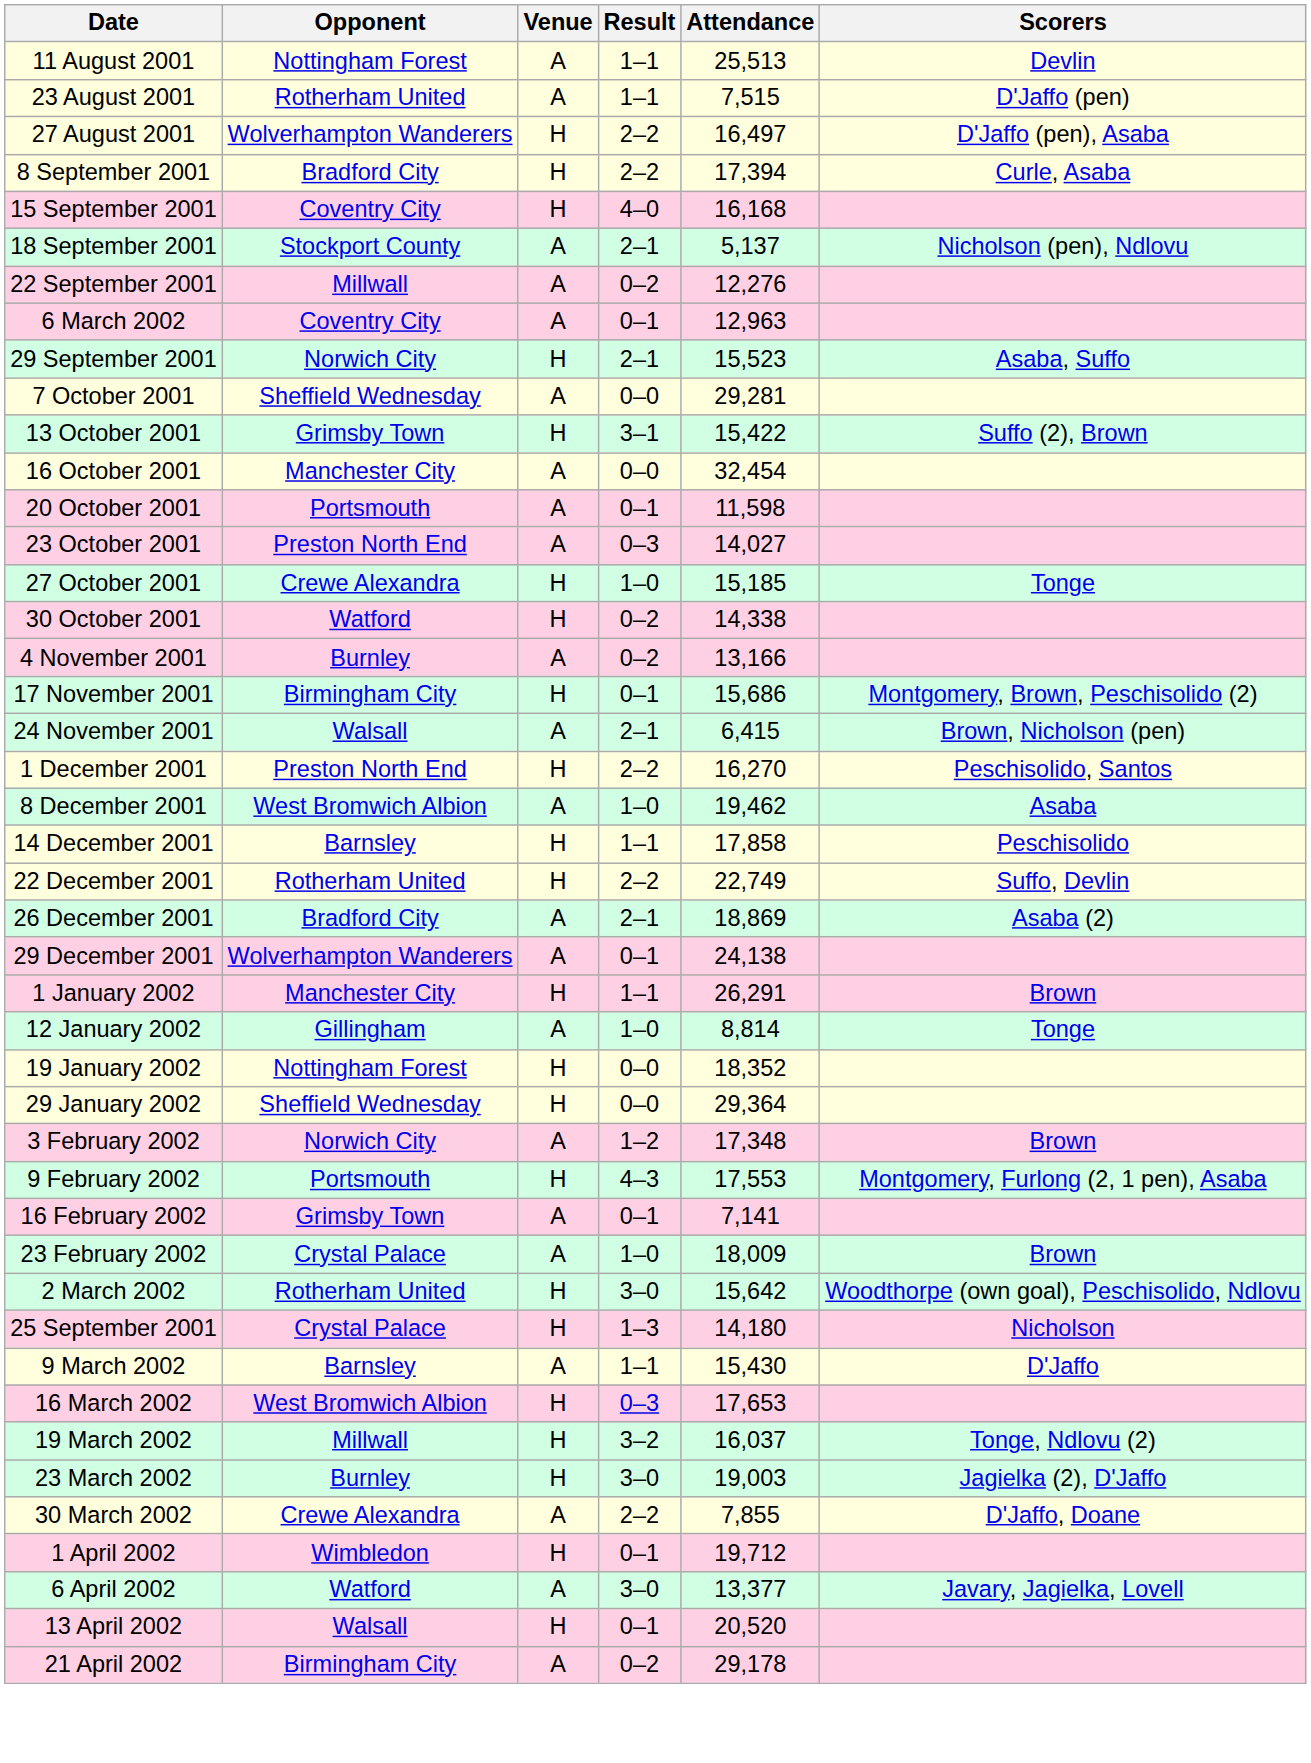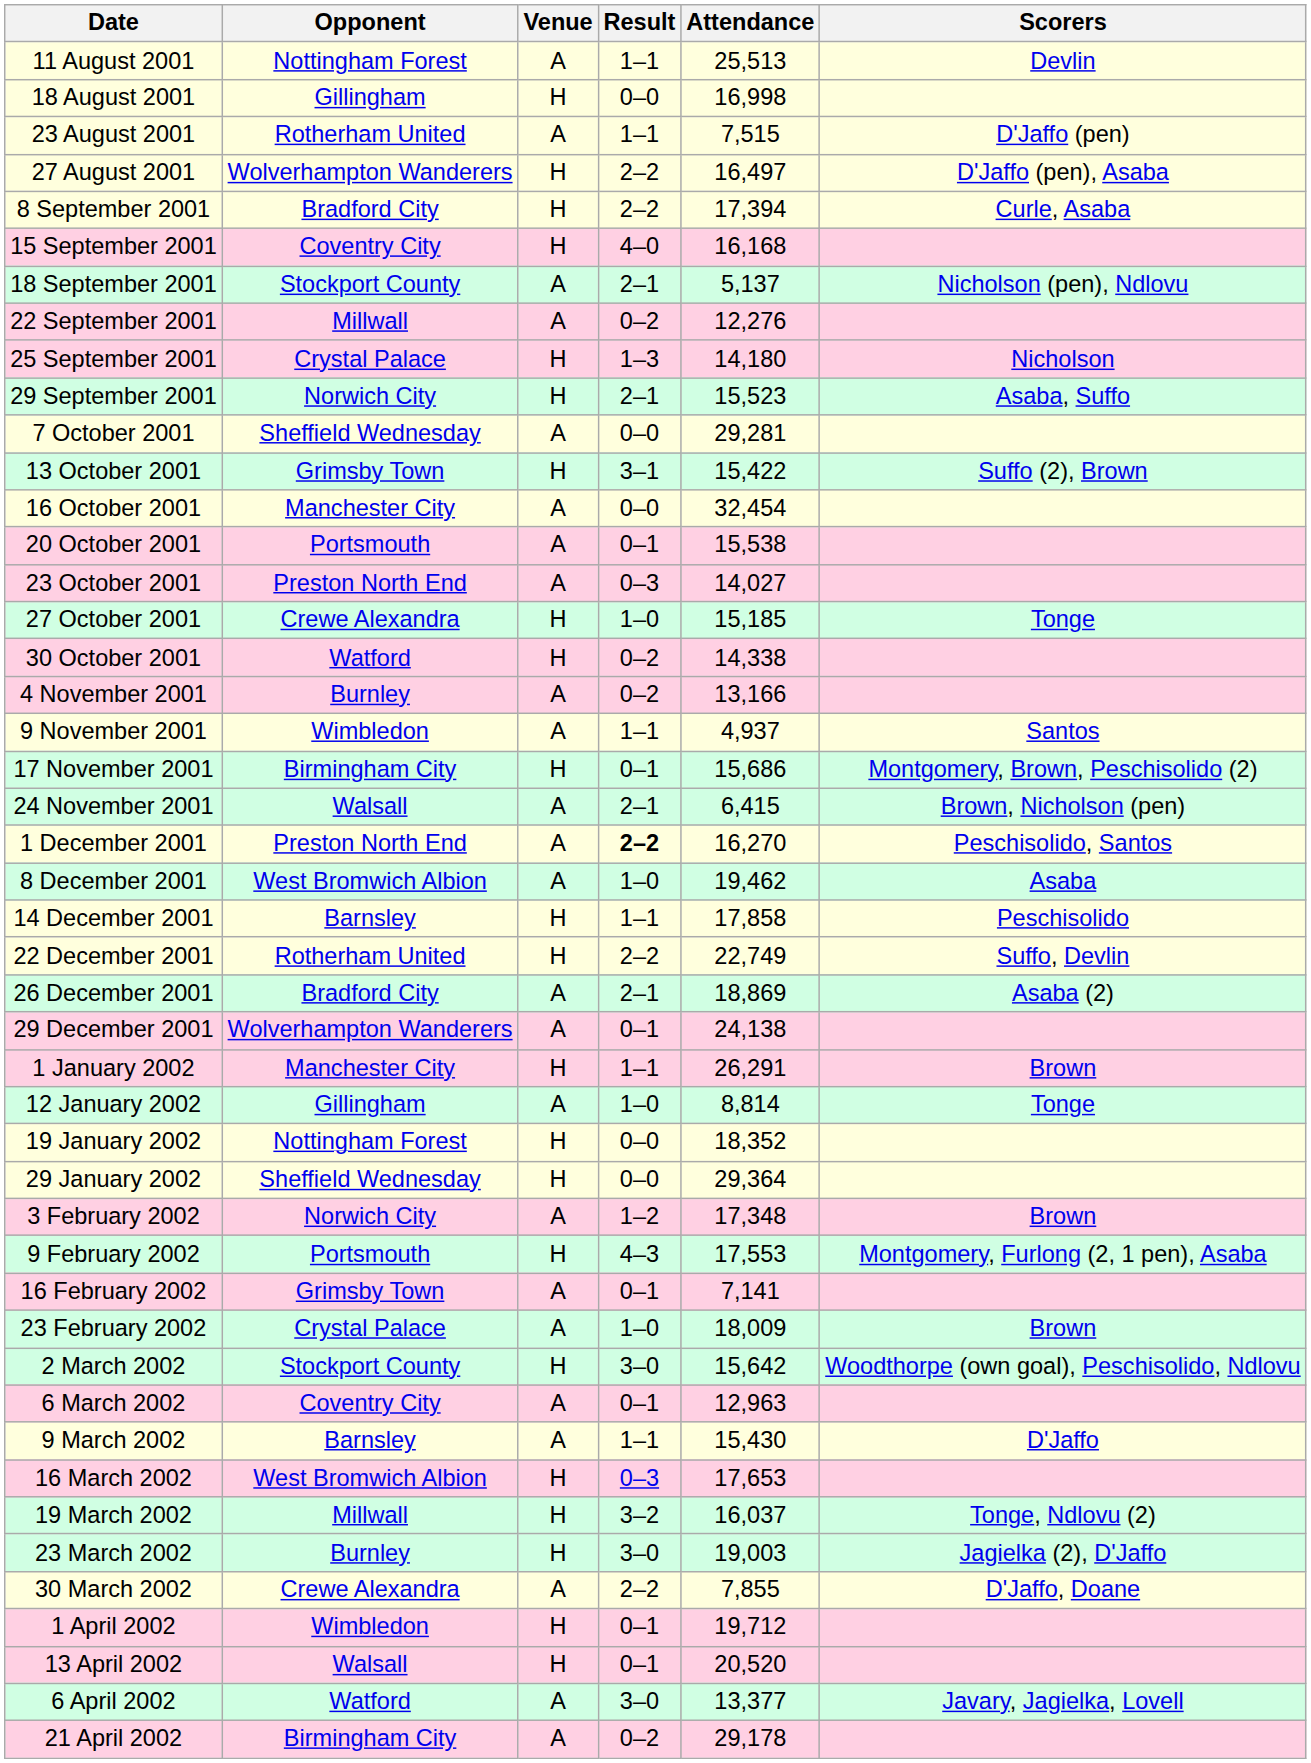+ row: (113, 97)
rows swapped: (113, 1328) <-> (113, 321)
(750, 508) 11,598 -> (750, 545) 15,538
+ row: (113, 731)
(558, 769) H -> (558, 843) A
(639, 769) normal -> (639, 843) bold
(370, 1291) Rotherham United -> (370, 1365) Stockport County
rows swapped: (113, 1589) <-> (113, 1627)
